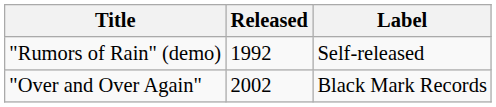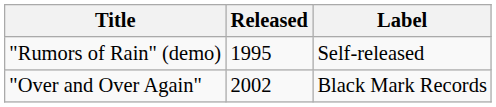(251, 53) 1992 -> (251, 53) 1995
